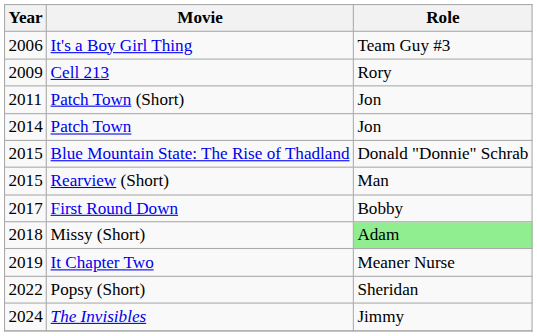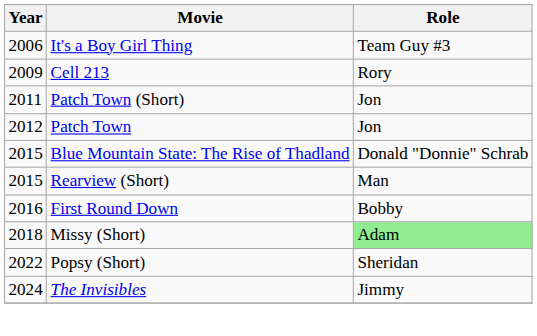(26, 126) 2014 -> (26, 126) 2012
(26, 208) 2017 -> (26, 208) 2016
- row: (102, 262)
